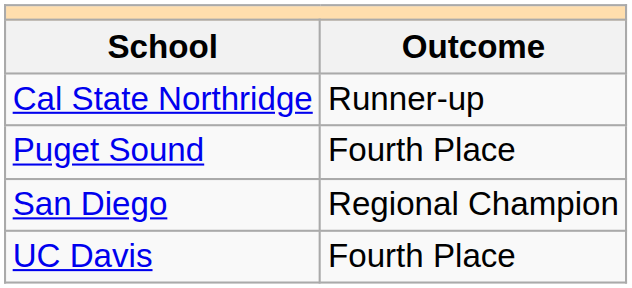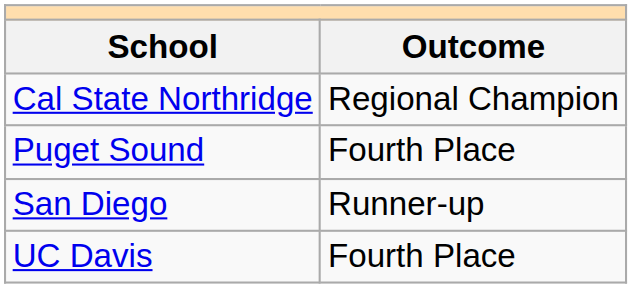(406, 98) Runner-up -> (473, 98) Regional Champion
(473, 203) Regional Champion -> (406, 203) Runner-up
